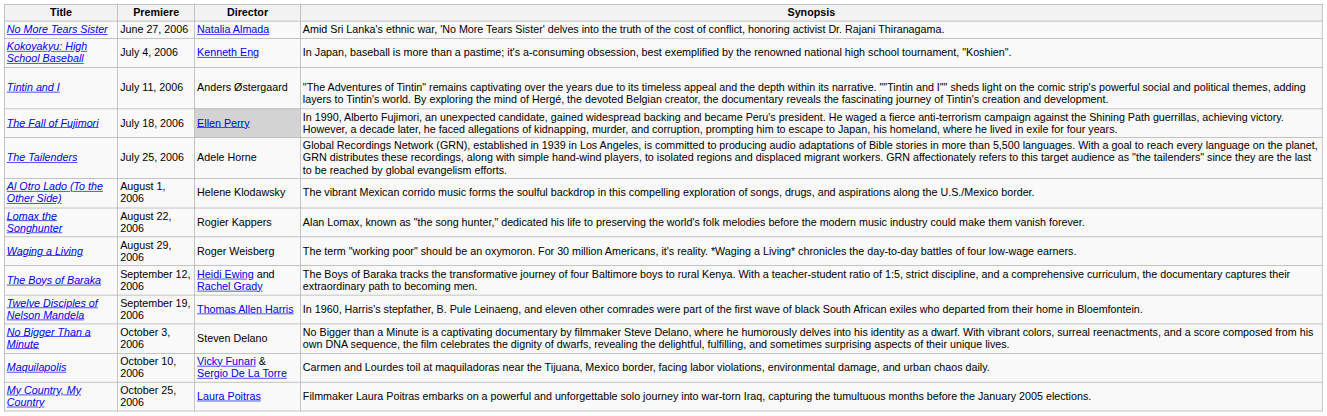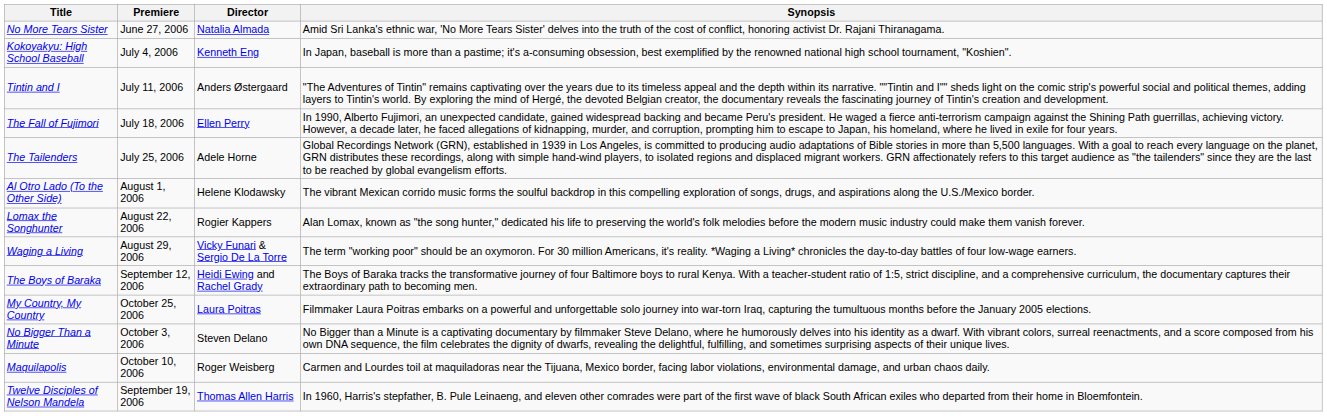(223, 123) lightgrey background -> (223, 123) no background
(236, 251) Roger Weisberg -> (242, 251) Vicky Funari & Sergio De La Torre
rows swapped: (52, 309) <-> (44, 396)
(242, 367) Vicky Funari & Sergio De La Torre -> (236, 367) Roger Weisberg
